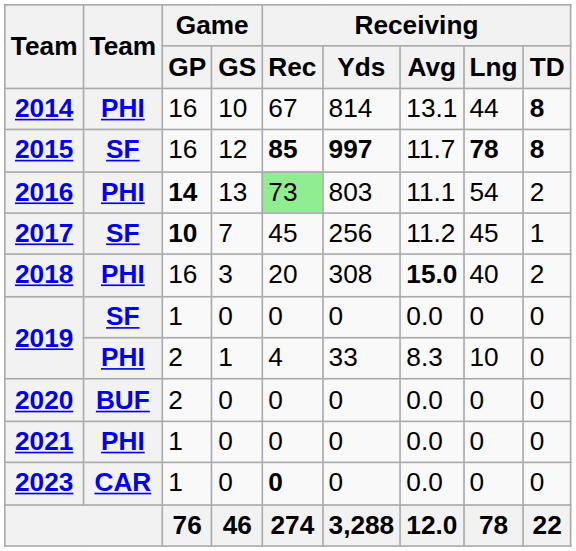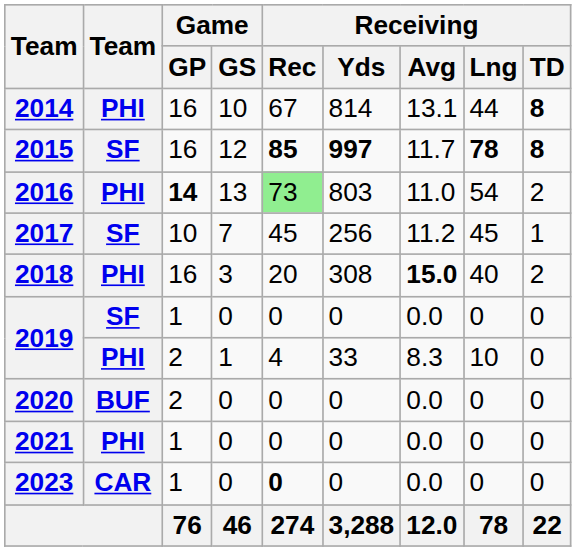(431, 191) 11.1 -> (431, 191) 11.0
(183, 233) bold -> (183, 233) normal
